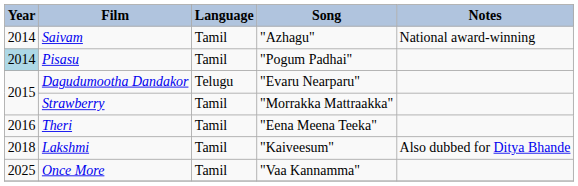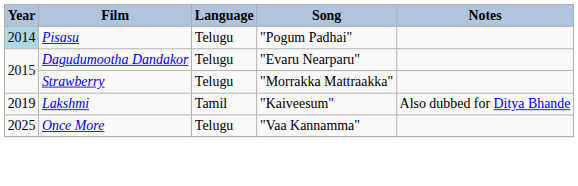- row: (62, 37)
(211, 59) Tamil -> (214, 37) Telugu
(211, 103) Tamil -> (214, 81) Telugu
- row: (57, 125)
(22, 147) 2018 -> (22, 103) 2019
(211, 170) Tamil -> (214, 125) Telugu
